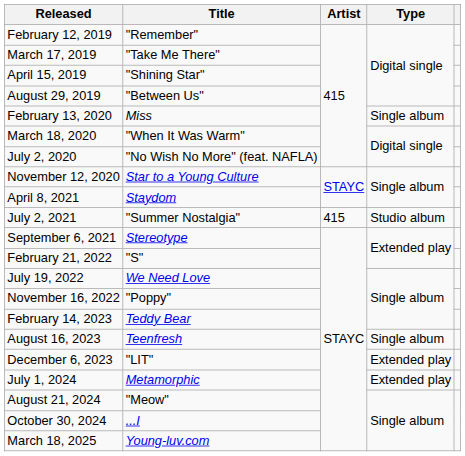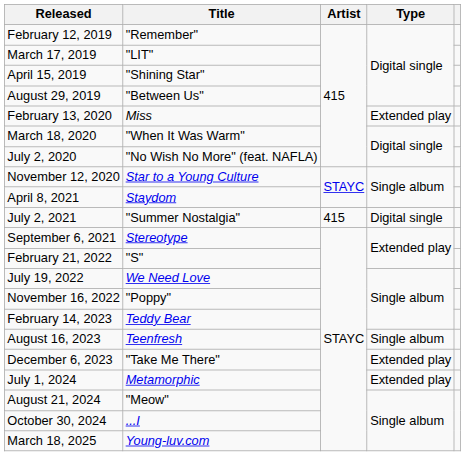(173, 55) "Take Me There" -> (139, 55) "LIT"
(407, 116) Single album -> (411, 116) Extended play
(407, 217) Studio album -> (406, 217) Digital single
(139, 359) "LIT" -> (173, 359) "Take Me There"
